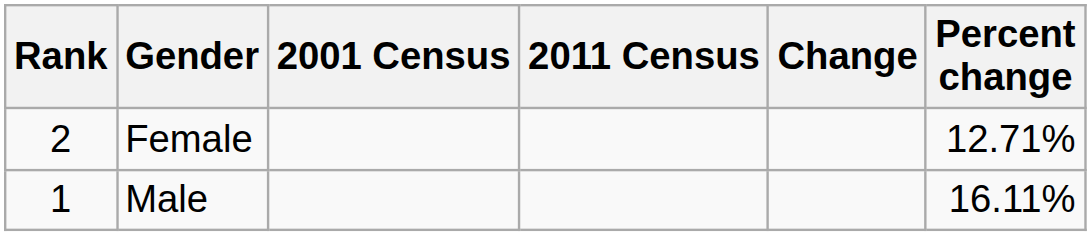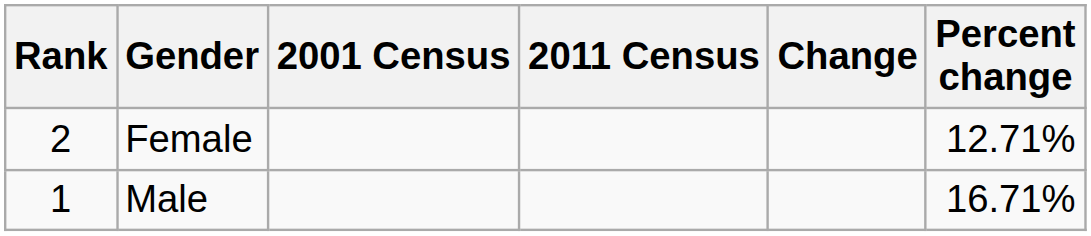(1012, 199) 16.11% -> (1011, 199) 16.71%
